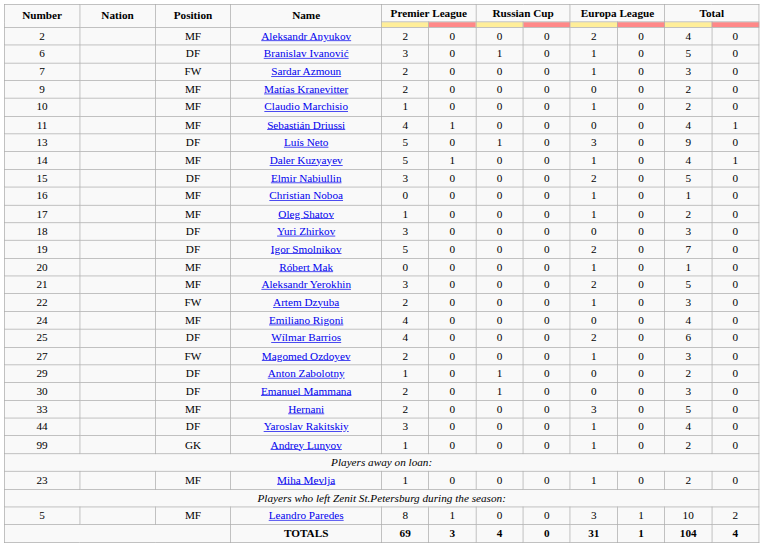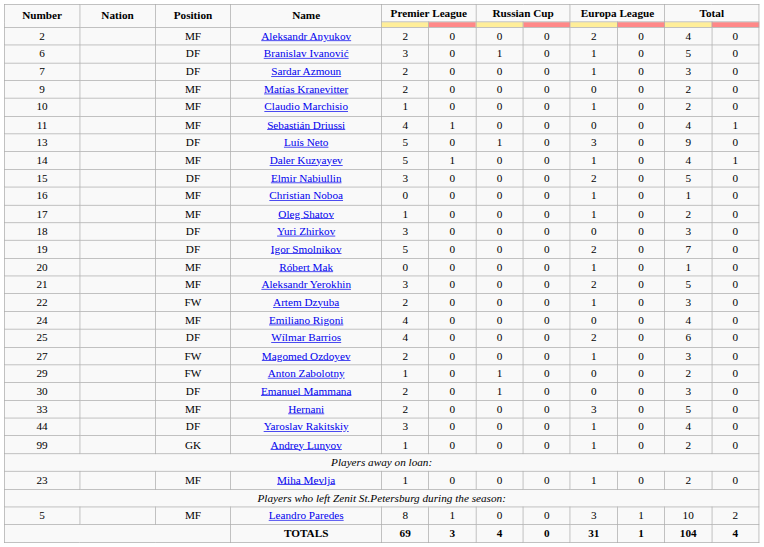(193, 71) FW -> (193, 71) DF
(193, 373) DF -> (193, 373) FW
